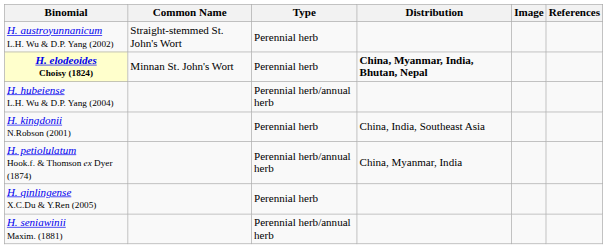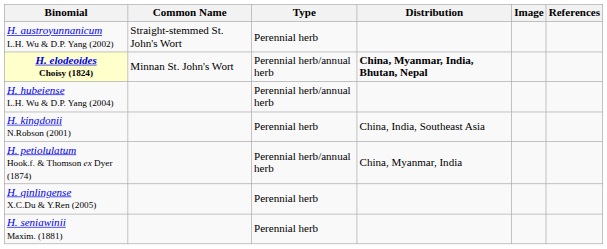(286, 66) Perennial herb -> (302, 66) Perennial herb/annual herb
(302, 228) Perennial herb/annual herb -> (286, 228) Perennial herb
